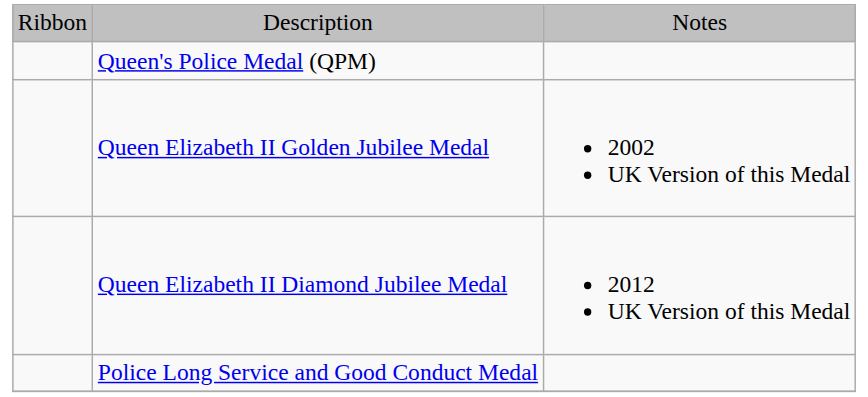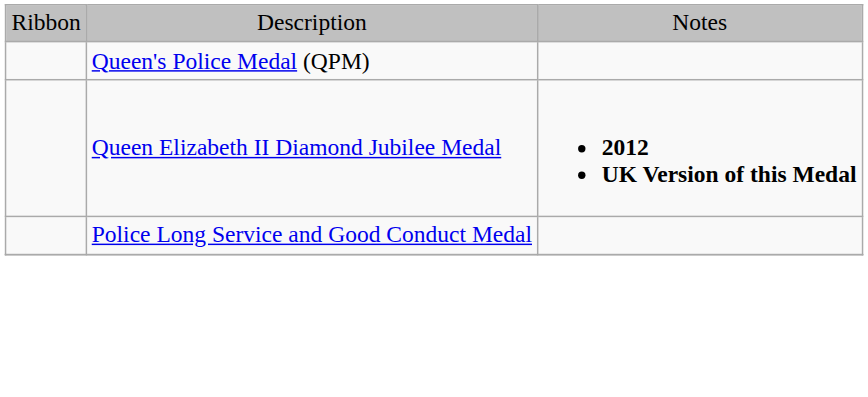- row: (293, 147)
(700, 298) normal -> (700, 161) bold
